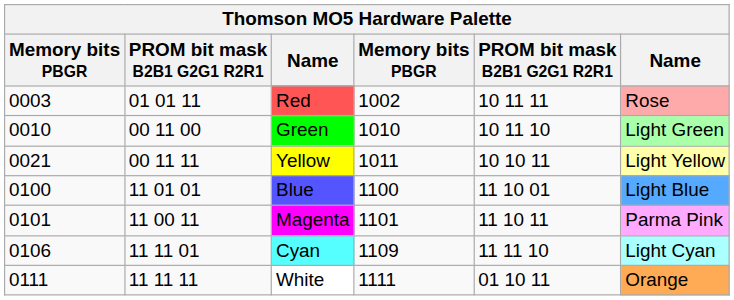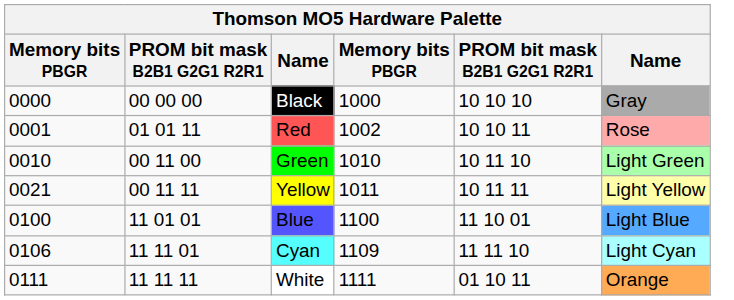+ row: (299, 100)
(30, 100) 0003 -> (30, 130) 0001
(513, 100) 10 11 11 -> (495, 130) 10 10 11
(514, 160) 10 10 11 -> (494, 190) 10 11 11
- row: (313, 220)
